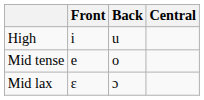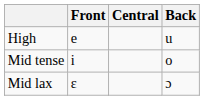columns swapped: (173, 15) <-> (127, 15)
(73, 38) i -> (74, 38) e
(74, 60) e -> (73, 60) i
